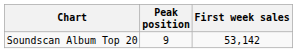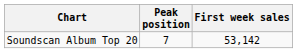(166, 40) 9 -> (166, 40) 7
